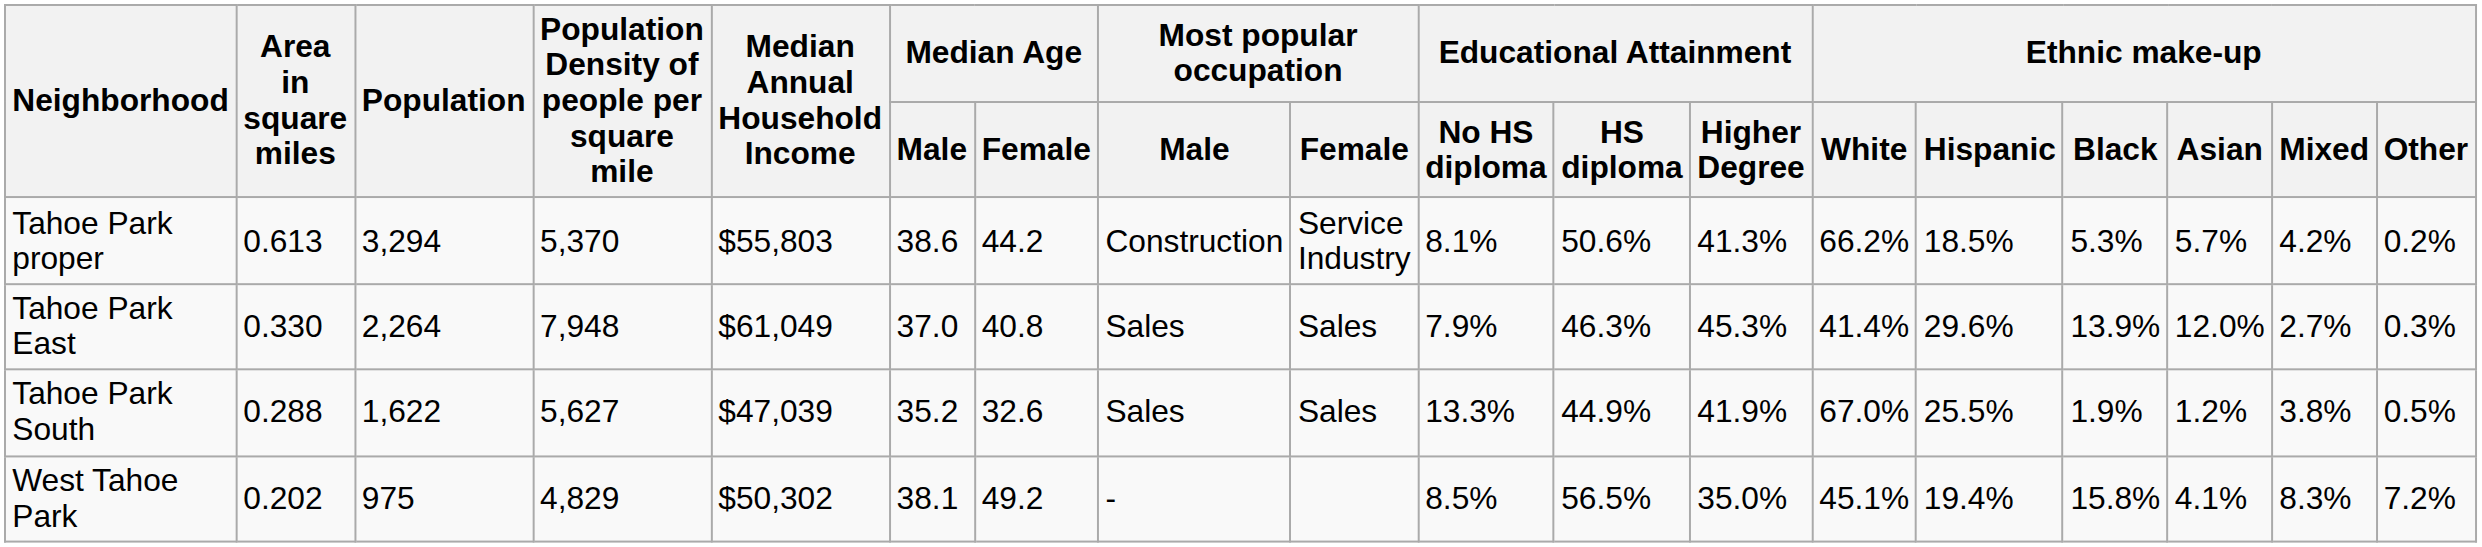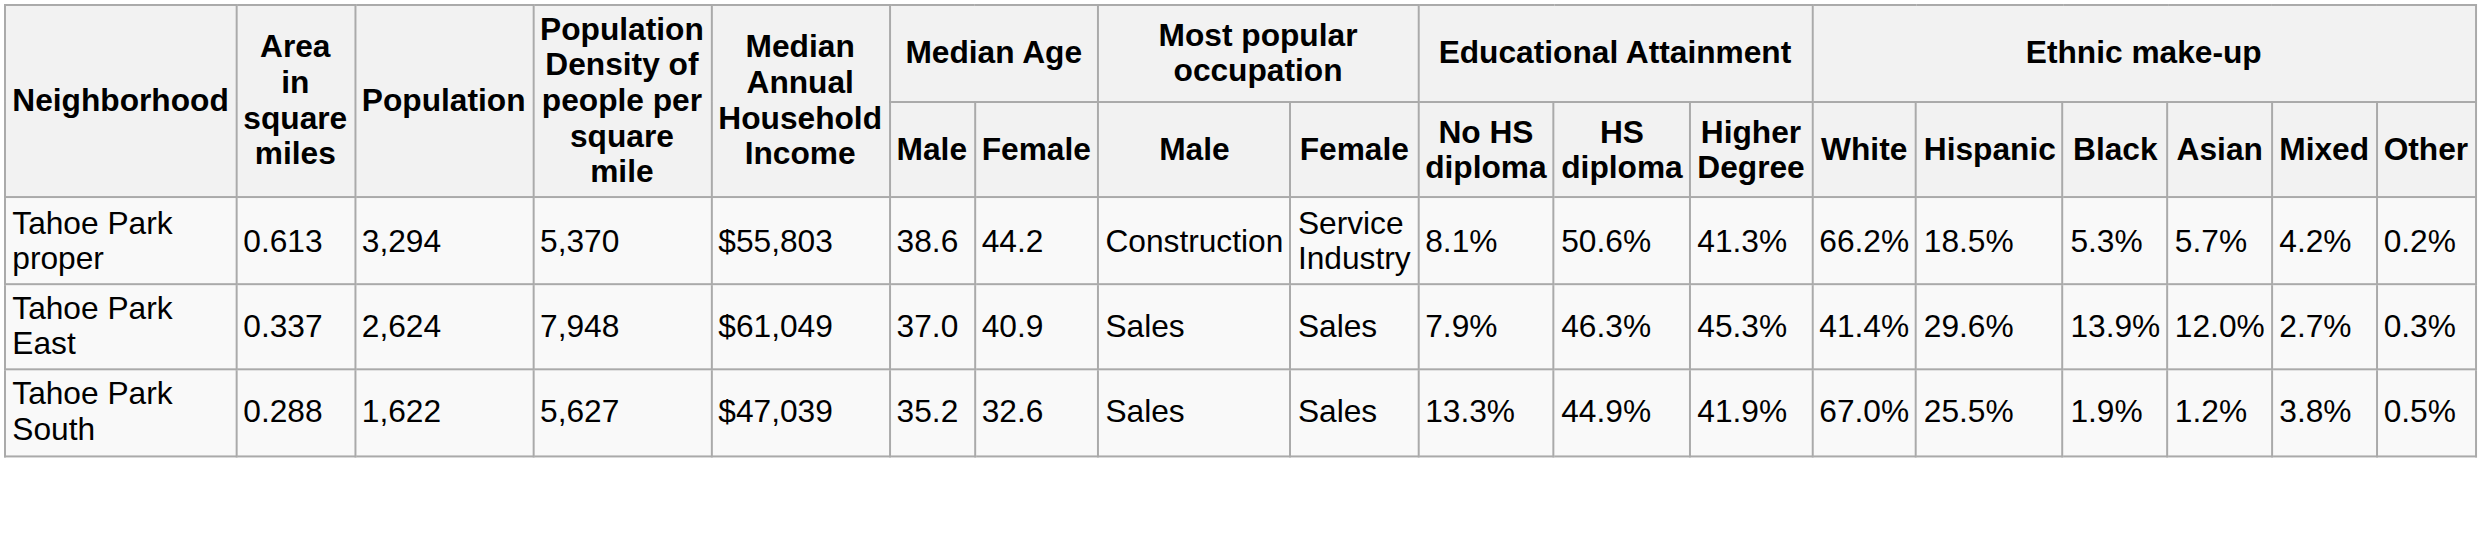(283, 326) 0.330 -> (283, 326) 0.337
(401, 326) 2,264 -> (401, 326) 2,624
(1012, 326) 40.8 -> (1012, 326) 40.9
- row: (95, 497)
